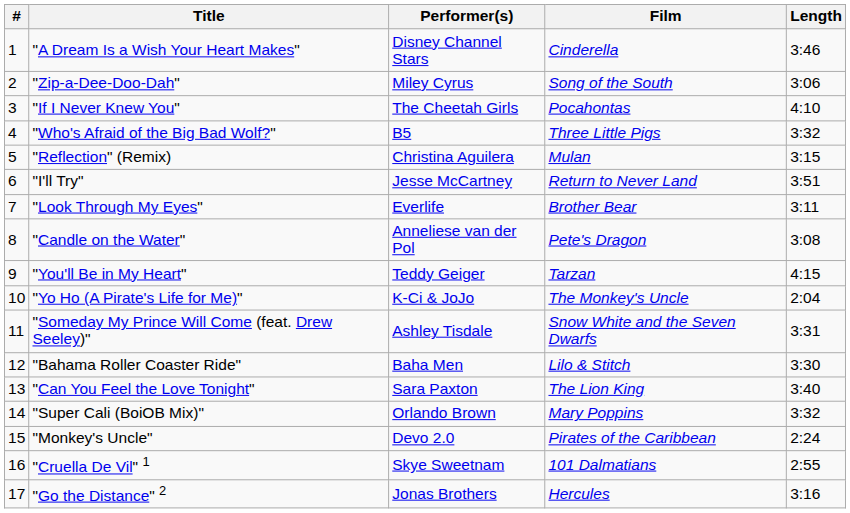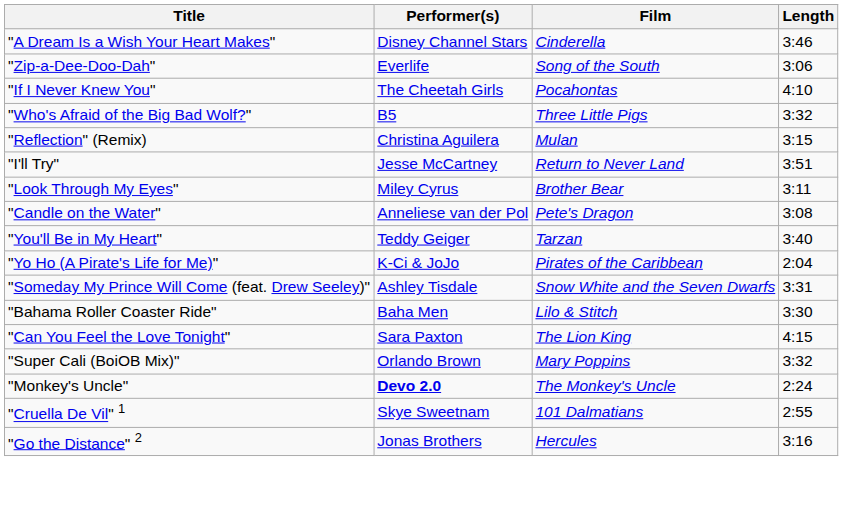- column: (17, 16)
(433, 83) Miley Cyrus -> (403, 66) Everlife
(418, 206) Everlife -> (418, 189) Miley Cyrus
(805, 273) 4:15 -> (797, 238) 3:40
(619, 297) The Monkey's Uncle -> (619, 262) Pirates of the Caribbean
(805, 389) 3:40 -> (797, 336) 4:15
(423, 438) normal -> (409, 386) bold
(632, 438) Pirates of the Caribbean -> (605, 386) The Monkey's Uncle
